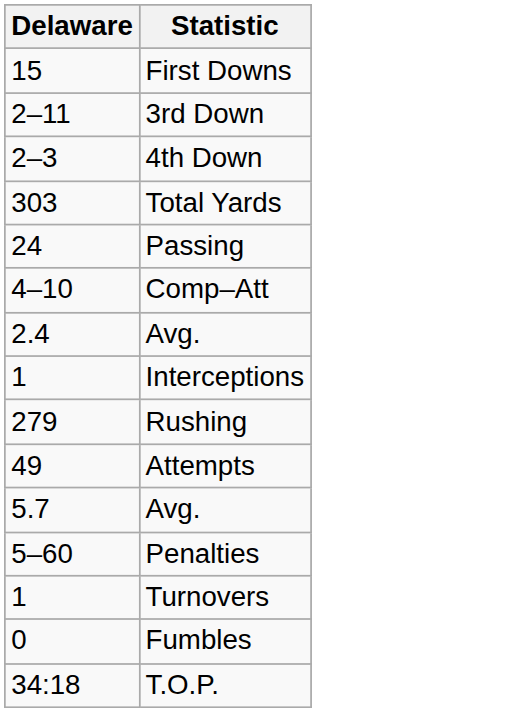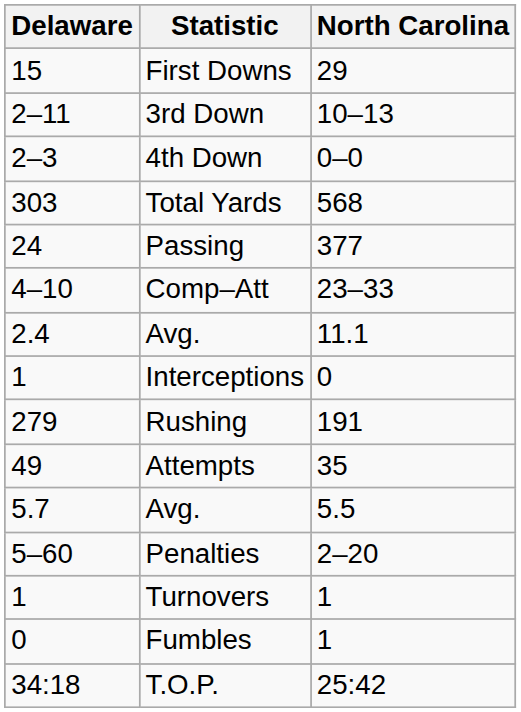+ column: (413, 26)
